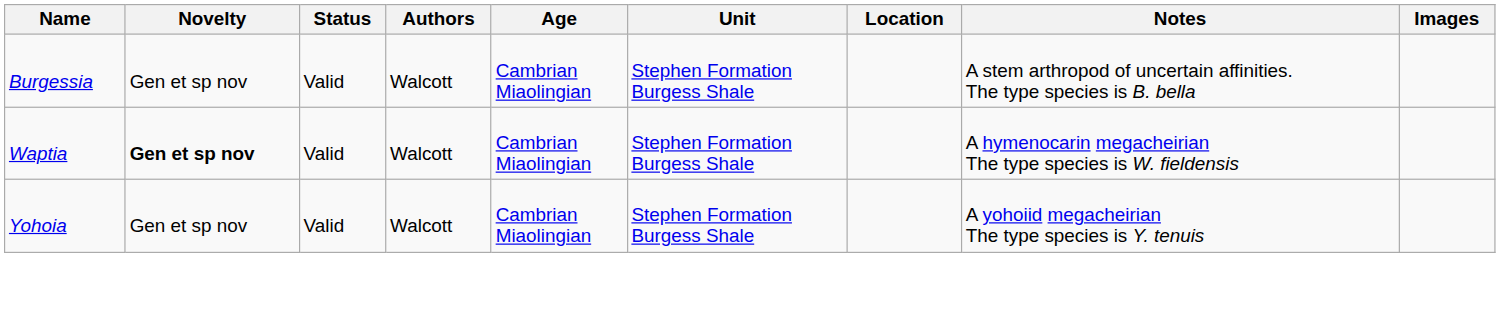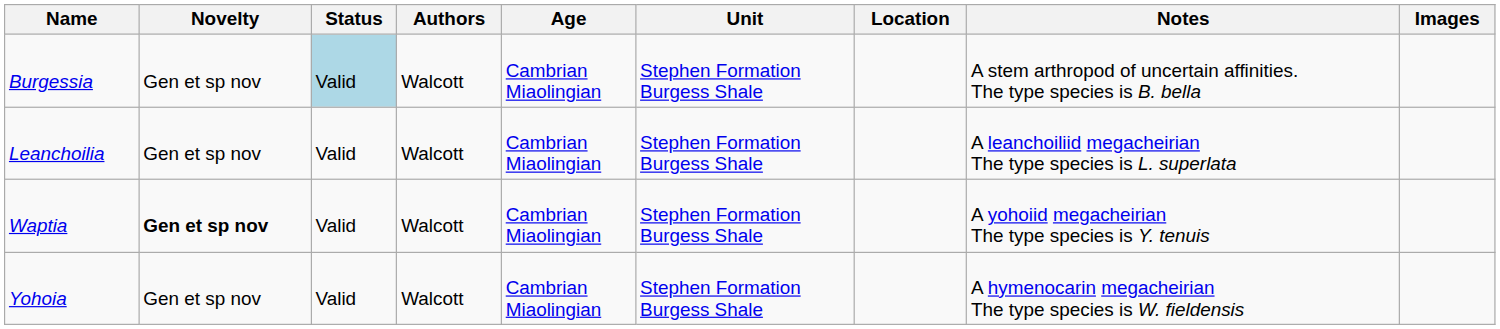(324, 81) no background -> (336, 81) lightblue background
+ row: (57, 153)
(1102, 153) A hymenocarin megacheirian The type species is W. fieldensis -> (1090, 226) A yohoiid megacheirian The type species is Y. tenuis
(1085, 226) A yohoiid megacheirian The type species is Y. tenuis -> (1108, 298) A hymenocarin megacheirian The type species is W. fieldensis
